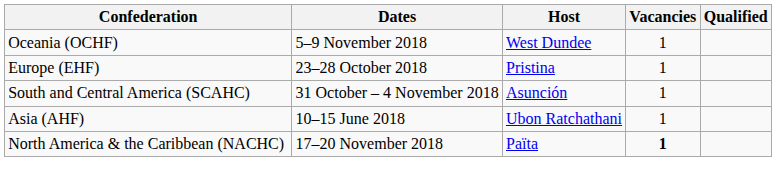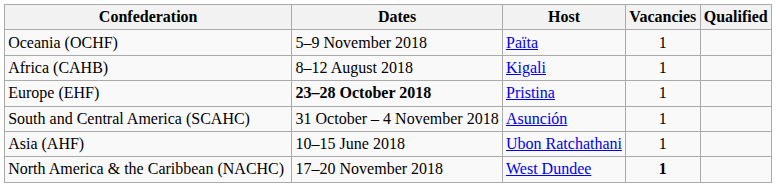(549, 42) West Dundee -> (522, 42) Païta
+ row: (58, 67)
(361, 67) normal -> (363, 93) bold
(522, 144) Païta -> (549, 169) West Dundee
